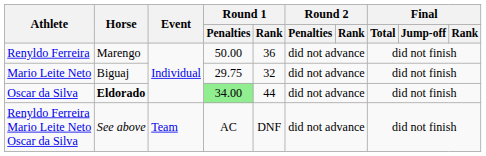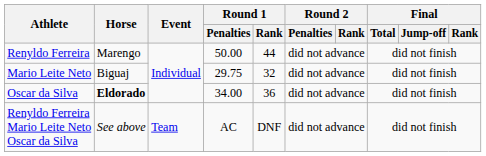(269, 53) 36 -> (269, 53) 44
(228, 93) lightgreen background -> (228, 93) no background
(269, 93) 44 -> (269, 93) 36
